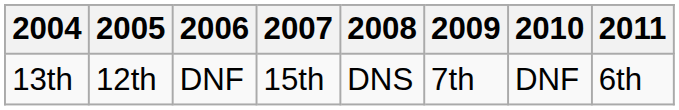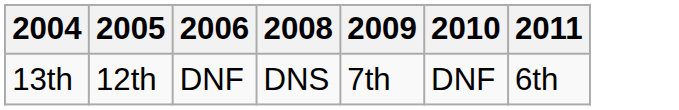- column: (298, 29)
